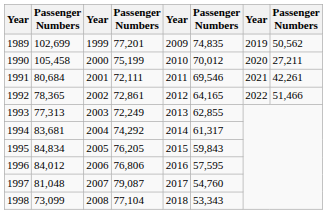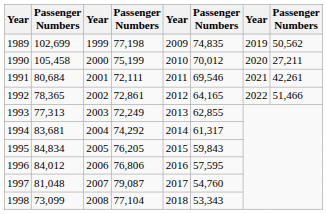(129, 43) 77,201 -> (129, 43) 77,198
